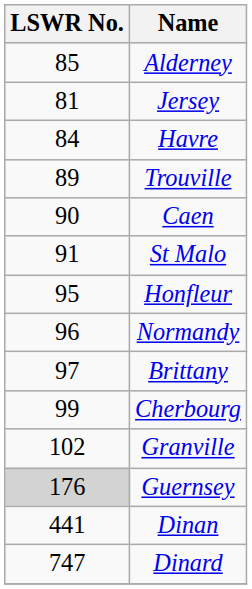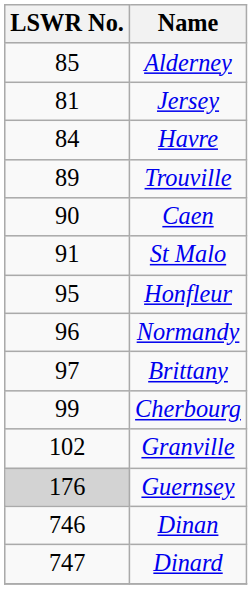(67, 525) 441 -> (67, 525) 746
